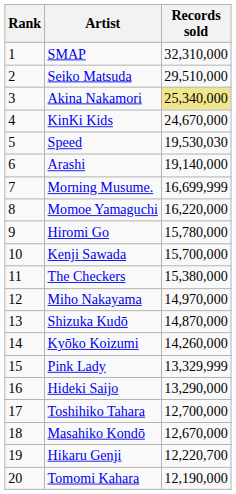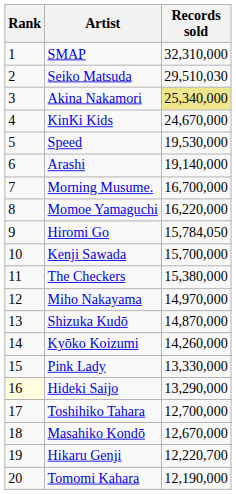(196, 76) 29,510,000 -> (196, 76) 29,510,030
(196, 143) 19,530,030 -> (196, 143) 19,530,000
(196, 187) 16,699,999 -> (196, 187) 16,700,000
(196, 232) 15,780,000 -> (196, 232) 15,784,050
(196, 366) 13,329,999 -> (196, 366) 13,330,000
(15, 388) no background -> (15, 388) lightyellow background
